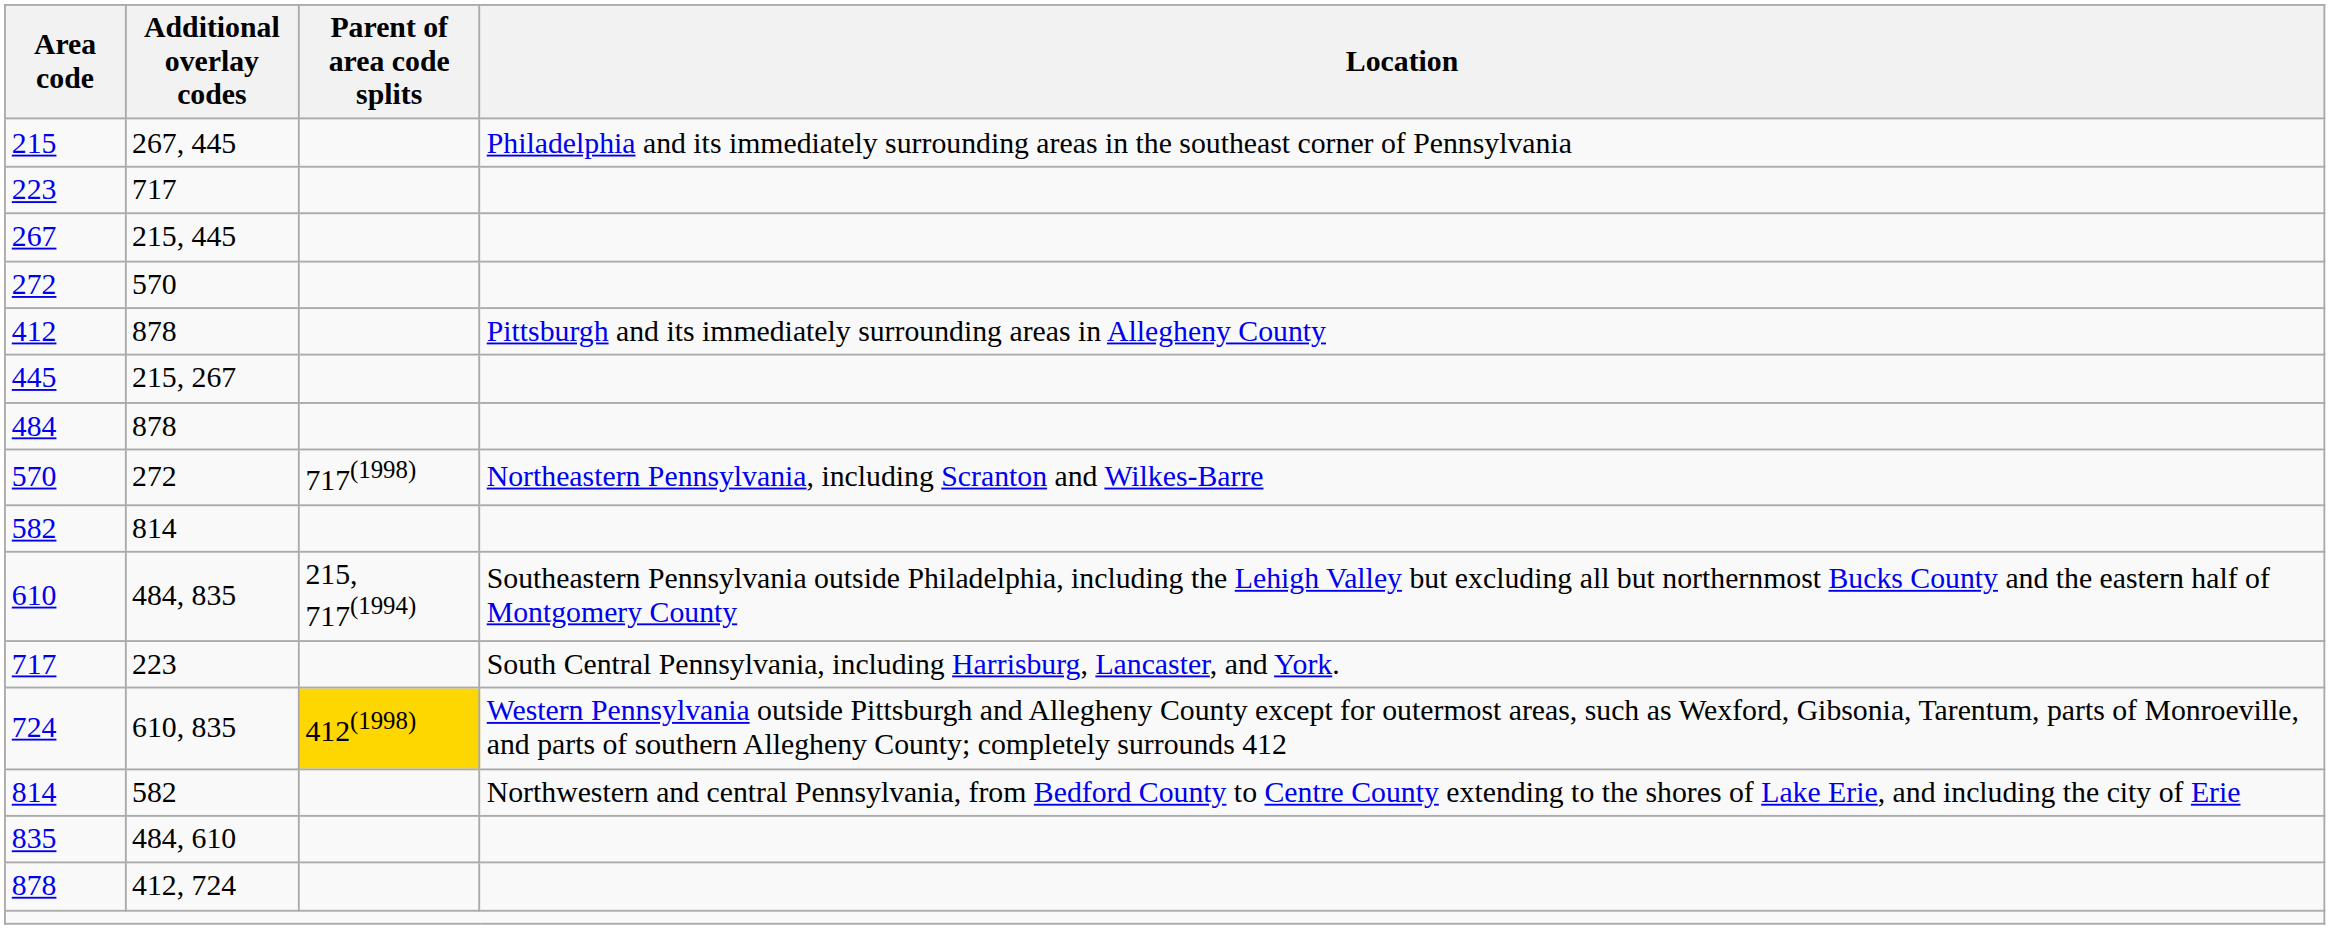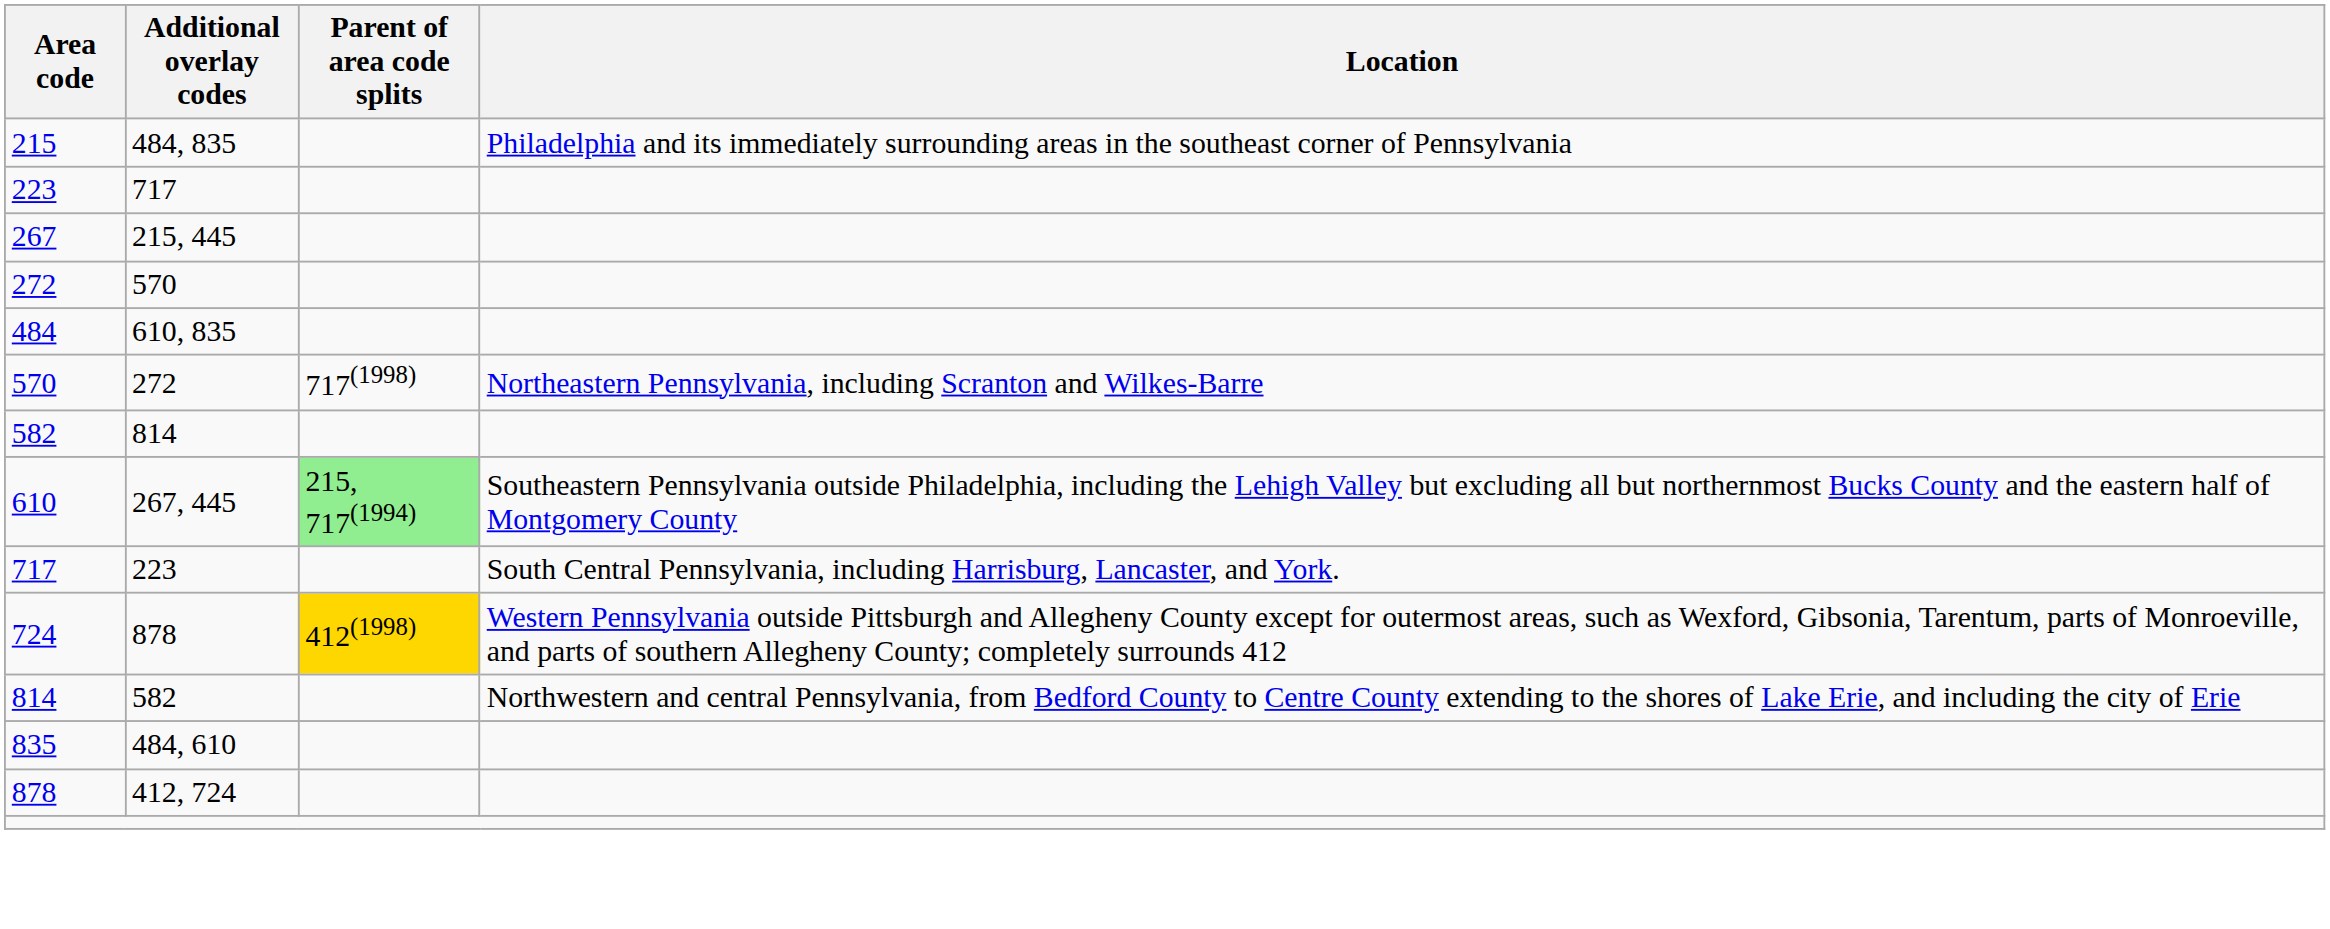(184, 142) 267, 445 -> (184, 142) 484, 835
- row: (34, 331)
- row: (34, 378)
(154, 425) 878 -> (184, 331) 610, 835
(184, 595) 484, 835 -> (184, 501) 267, 445
(361, 595) no background -> (361, 501) lightgreen background
(184, 727) 610, 835 -> (154, 633) 878
